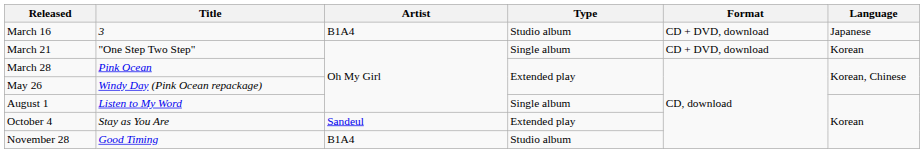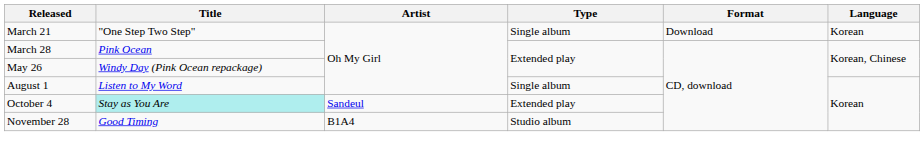- row: (29, 31)
(717, 49) CD + DVD, download -> (689, 31) Download
(134, 121) no background -> (134, 103) paleturquoise background
